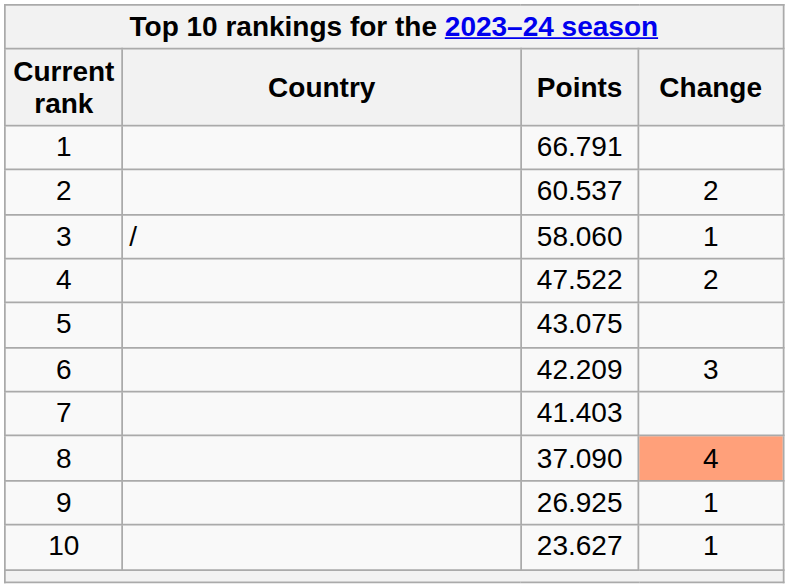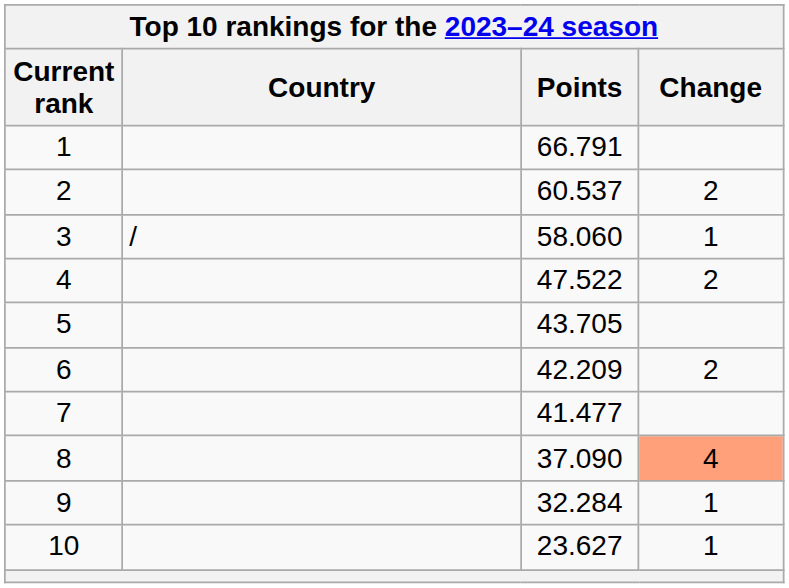(580, 324) 43.075 -> (580, 324) 43.705
(711, 369) 3 -> (711, 369) 2
(580, 413) 41.403 -> (580, 413) 41.477
(580, 502) 26.925 -> (580, 502) 32.284
